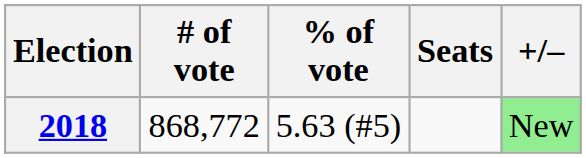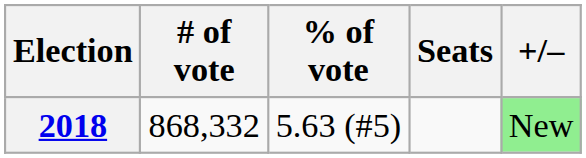(204, 124) 868,772 -> (204, 124) 868,332
